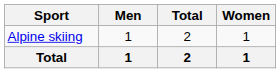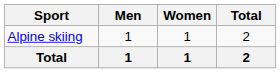columns swapped: (246, 15) <-> (187, 15)
